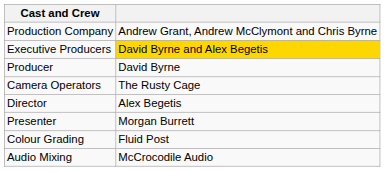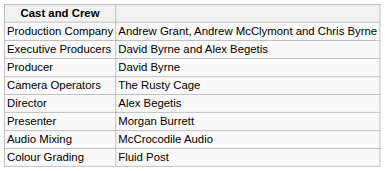(193, 49) gold background -> (193, 49) no background
rows swapped: (45, 139) <-> (39, 157)
